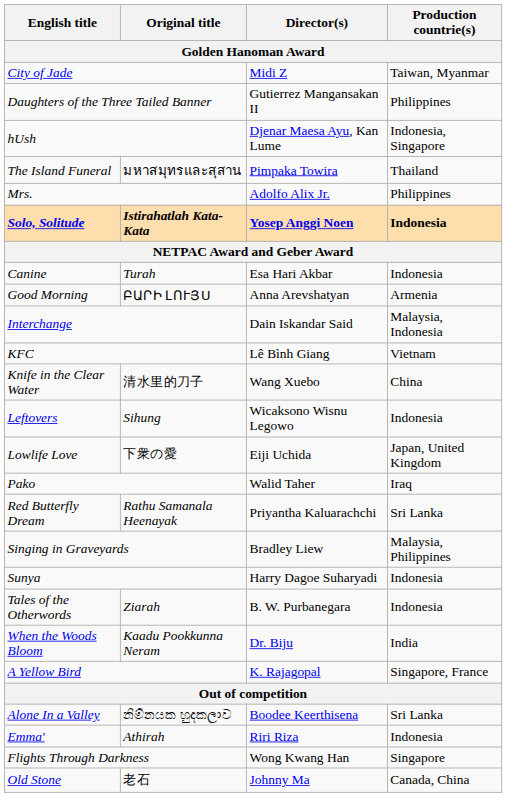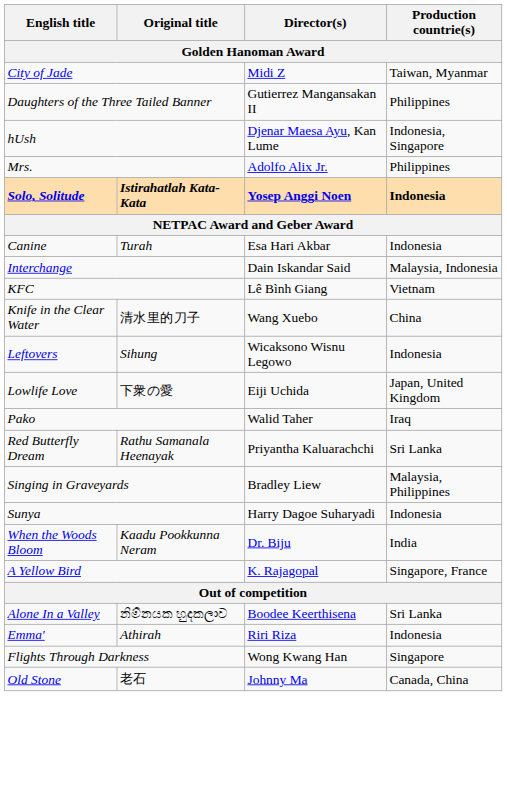- row: (59, 170)
- row: (48, 295)
- row: (39, 606)
